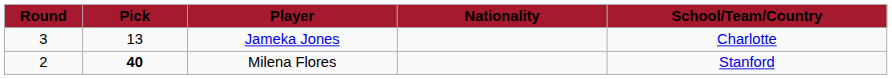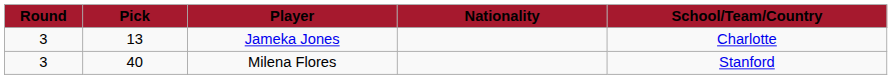(43, 62) 2 -> (43, 62) 3
(135, 62) bold -> (135, 62) normal
